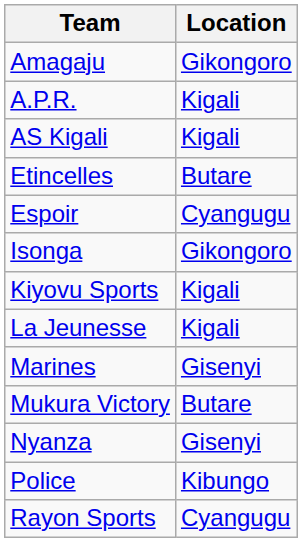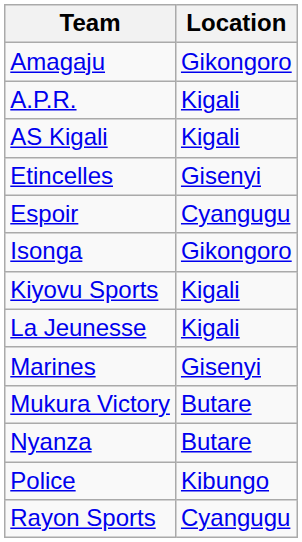(216, 175) Butare -> (221, 175) Gisenyi
(221, 442) Gisenyi -> (216, 442) Butare
